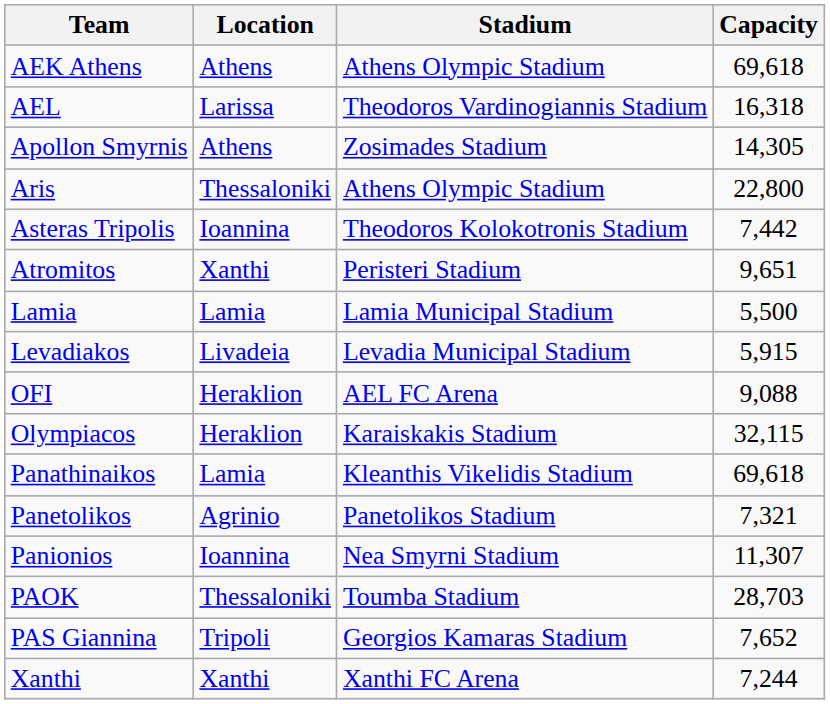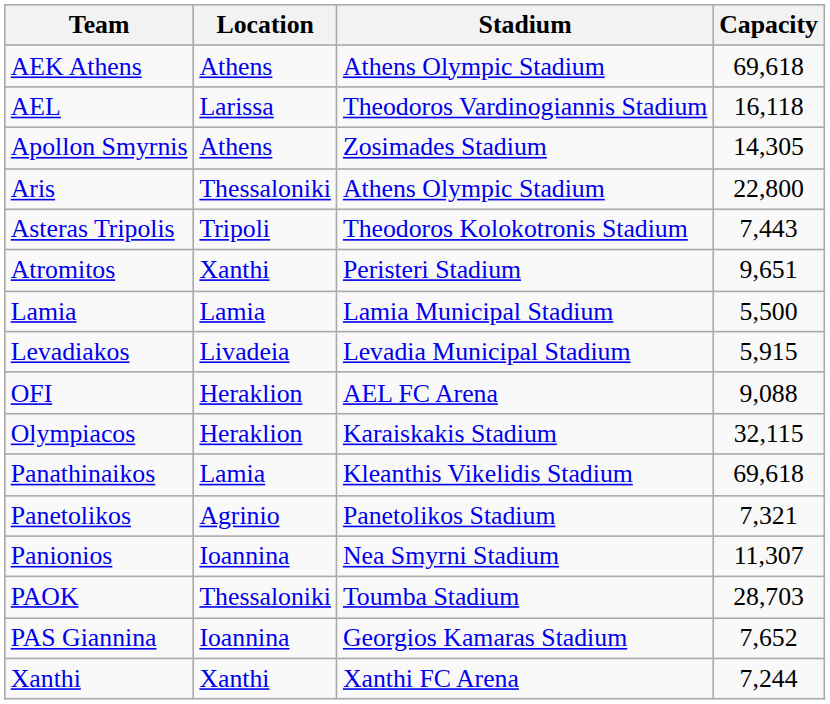(769, 106) 16,318 -> (769, 106) 16,118
(244, 229) Ioannina -> (235, 229) Tripoli
(769, 229) 7,442 -> (769, 229) 7,443
(235, 637) Tripoli -> (244, 637) Ioannina
